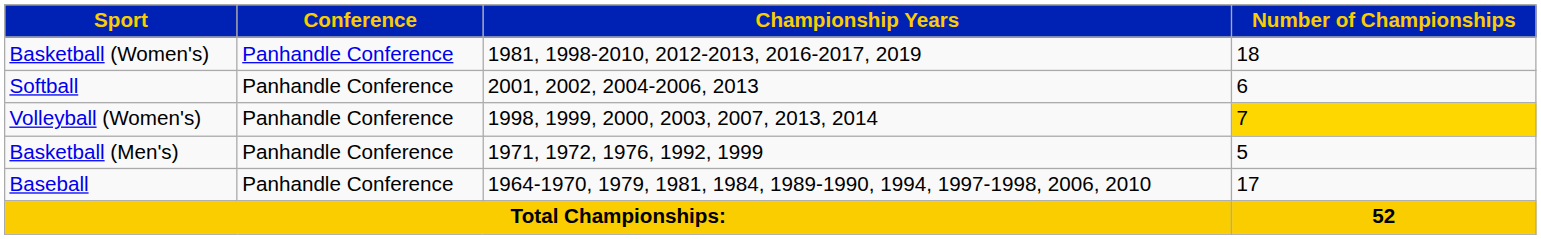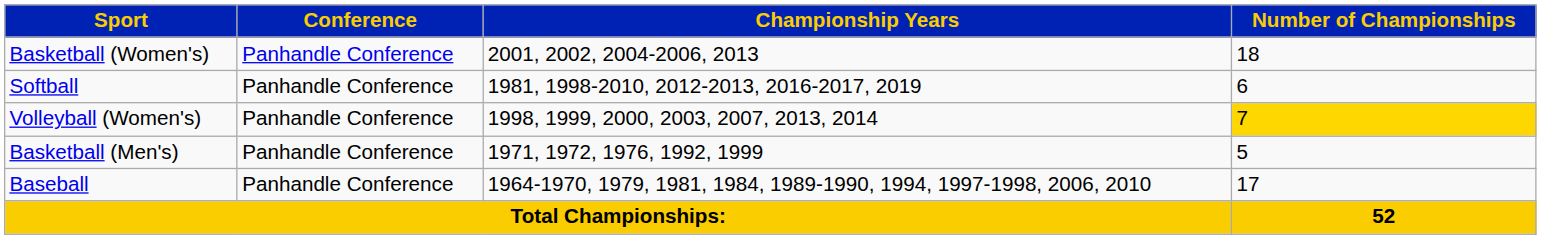(705, 53) 1981, 1998-2010, 2012-2013, 2016-2017, 2019 -> (623, 53) 2001, 2002, 2004-2006, 2013
(623, 86) 2001, 2002, 2004-2006, 2013 -> (705, 86) 1981, 1998-2010, 2012-2013, 2016-2017, 2019
